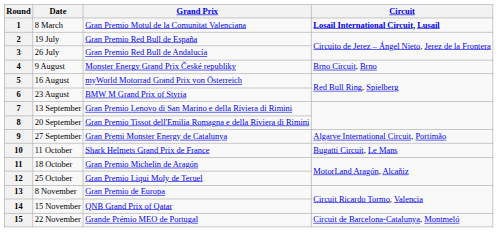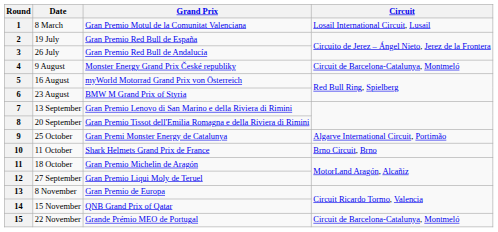(377, 24) bold -> (372, 24) normal
(345, 66) Brno Circuit, Brno -> (386, 66) Circuit de Barcelona-Catalunya, Montmeló
(58, 136) 27 September -> (54, 136) 25 October
(356, 150) Bugatti Circuit, Le Mans -> (345, 150) Brno Circuit, Brno
(54, 177) 25 October -> (58, 177) 27 September
